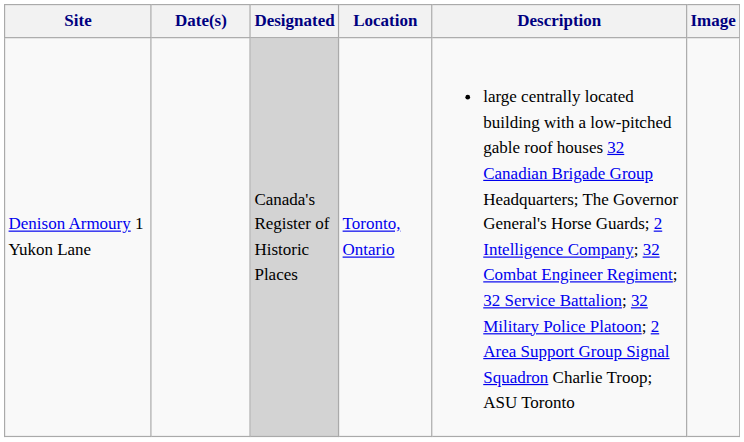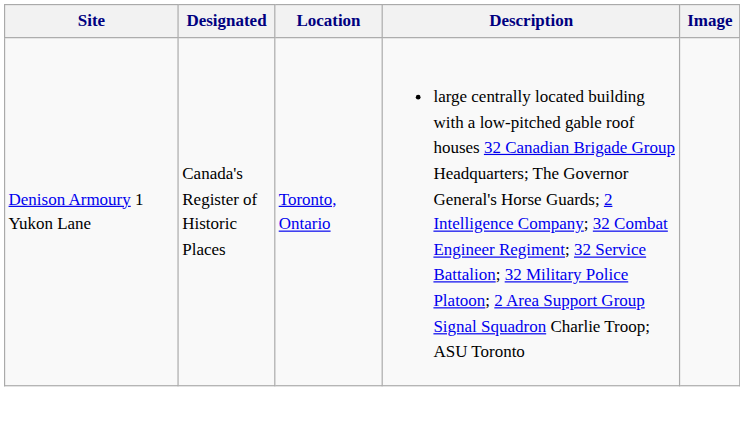- column: (201, 21)
(292, 237) lightgrey background -> (220, 211) no background
